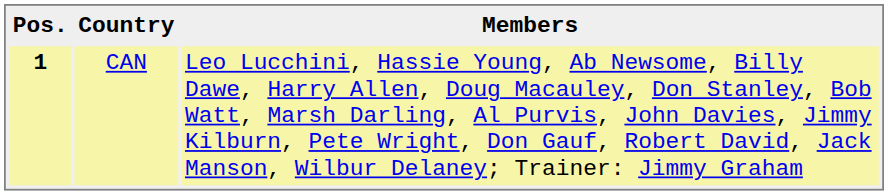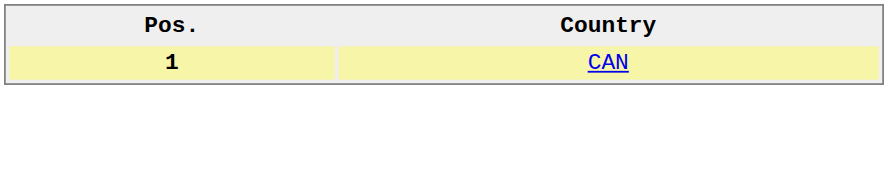- column: (530, 26)
